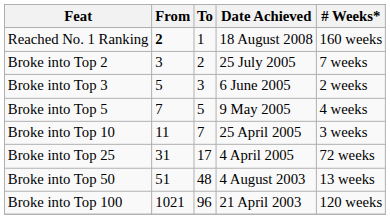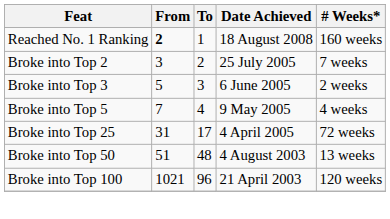(201, 109) 5 -> (201, 109) 4
- row: (61, 132)
